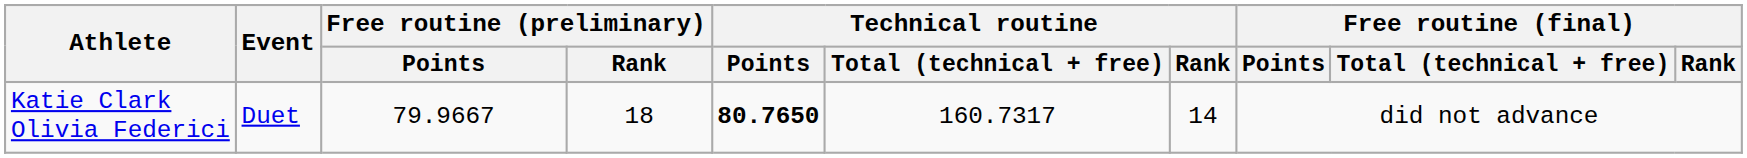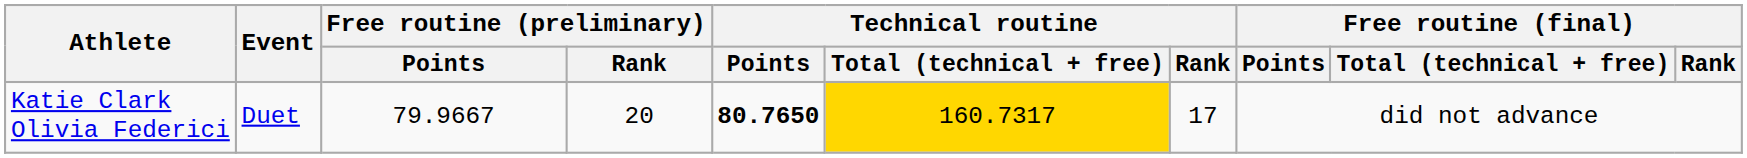(639, 117) 18 -> (639, 117) 20
(997, 117) no background -> (997, 117) gold background
(1203, 117) 14 -> (1203, 117) 17
